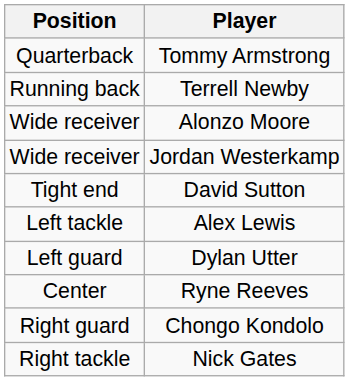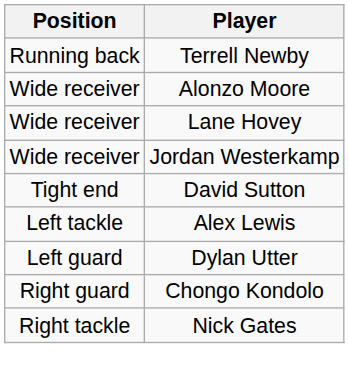- row: (245, 55)
+ row: (245, 122)
- row: (245, 291)
